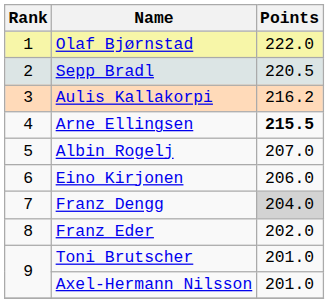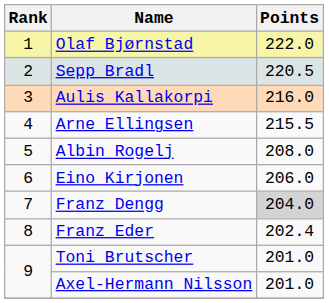(290, 98) 216.2 -> (290, 98) 216.0
(290, 125) bold -> (290, 125) normal
(290, 151) 207.0 -> (290, 151) 208.0
(290, 232) 202.0 -> (290, 232) 202.4
